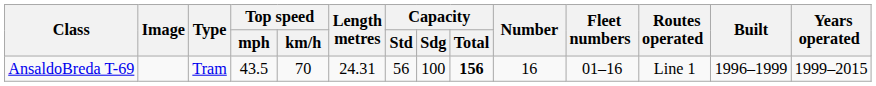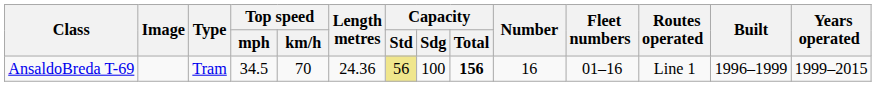(254, 68) 43.5 -> (254, 68) 34.5
(357, 68) 24.31 -> (357, 68) 24.36
(401, 68) no background -> (401, 68) khaki background
